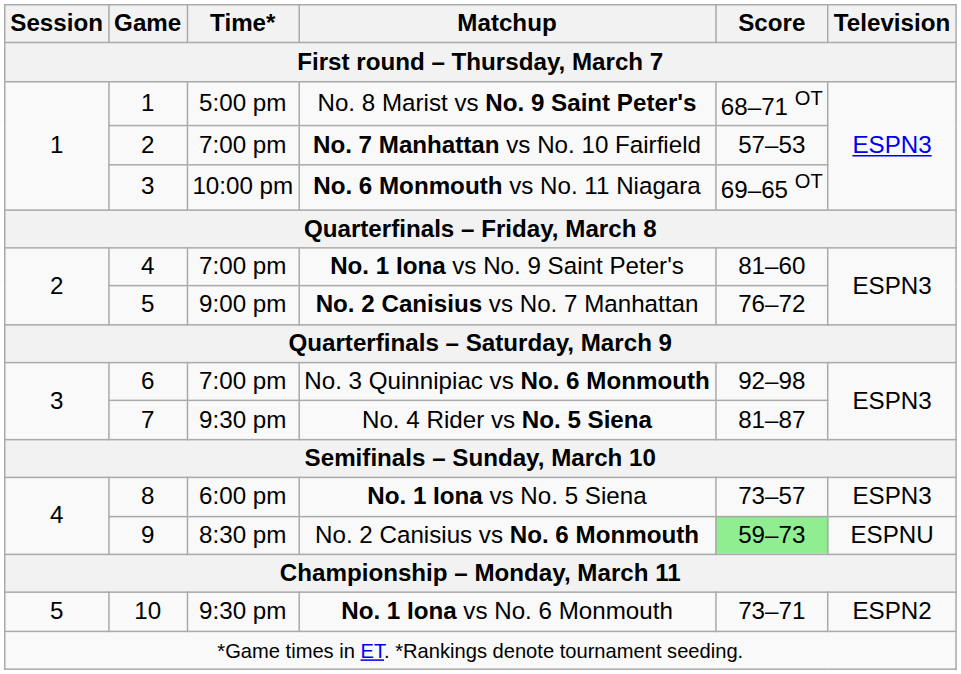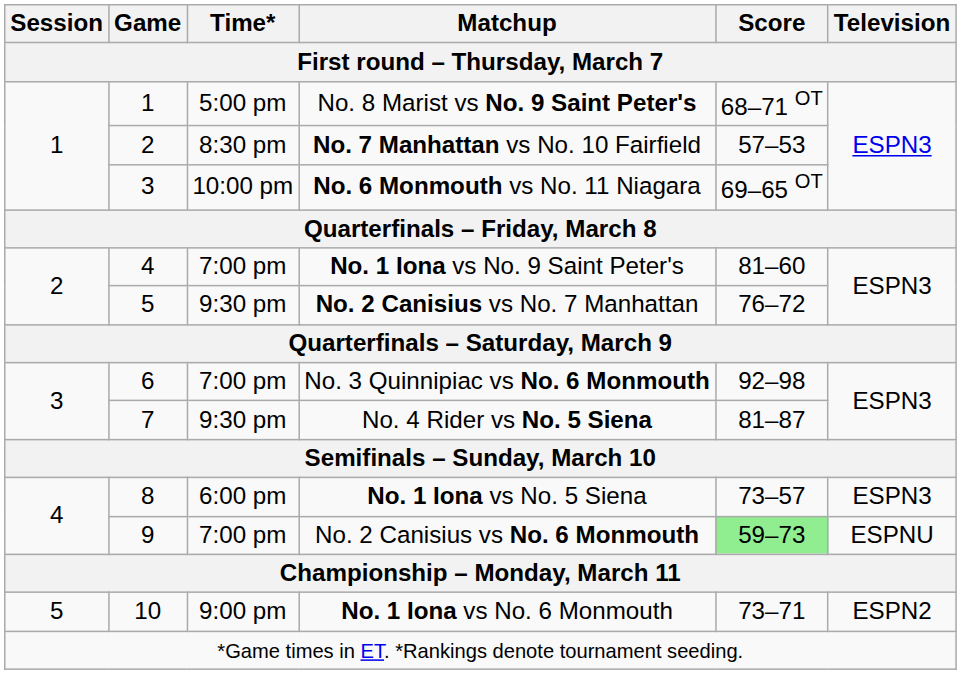(243, 145) 7:00 pm -> (243, 145) 8:30 pm
(243, 304) 9:00 pm -> (243, 304) 9:30 pm
(243, 534) 8:30 pm -> (243, 534) 7:00 pm
(243, 611) 9:30 pm -> (243, 611) 9:00 pm
